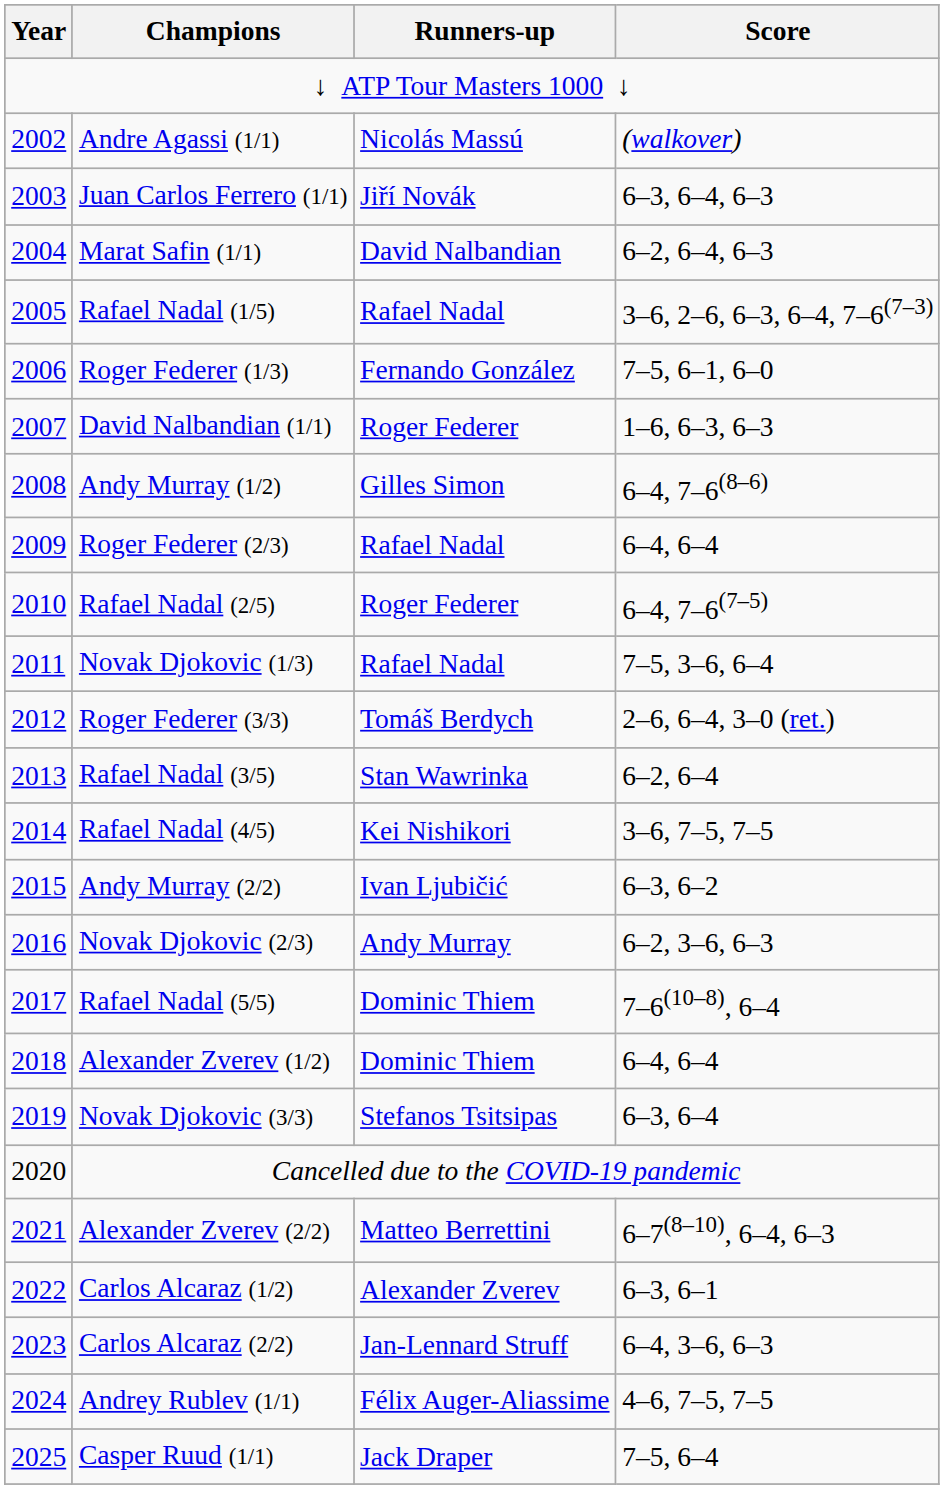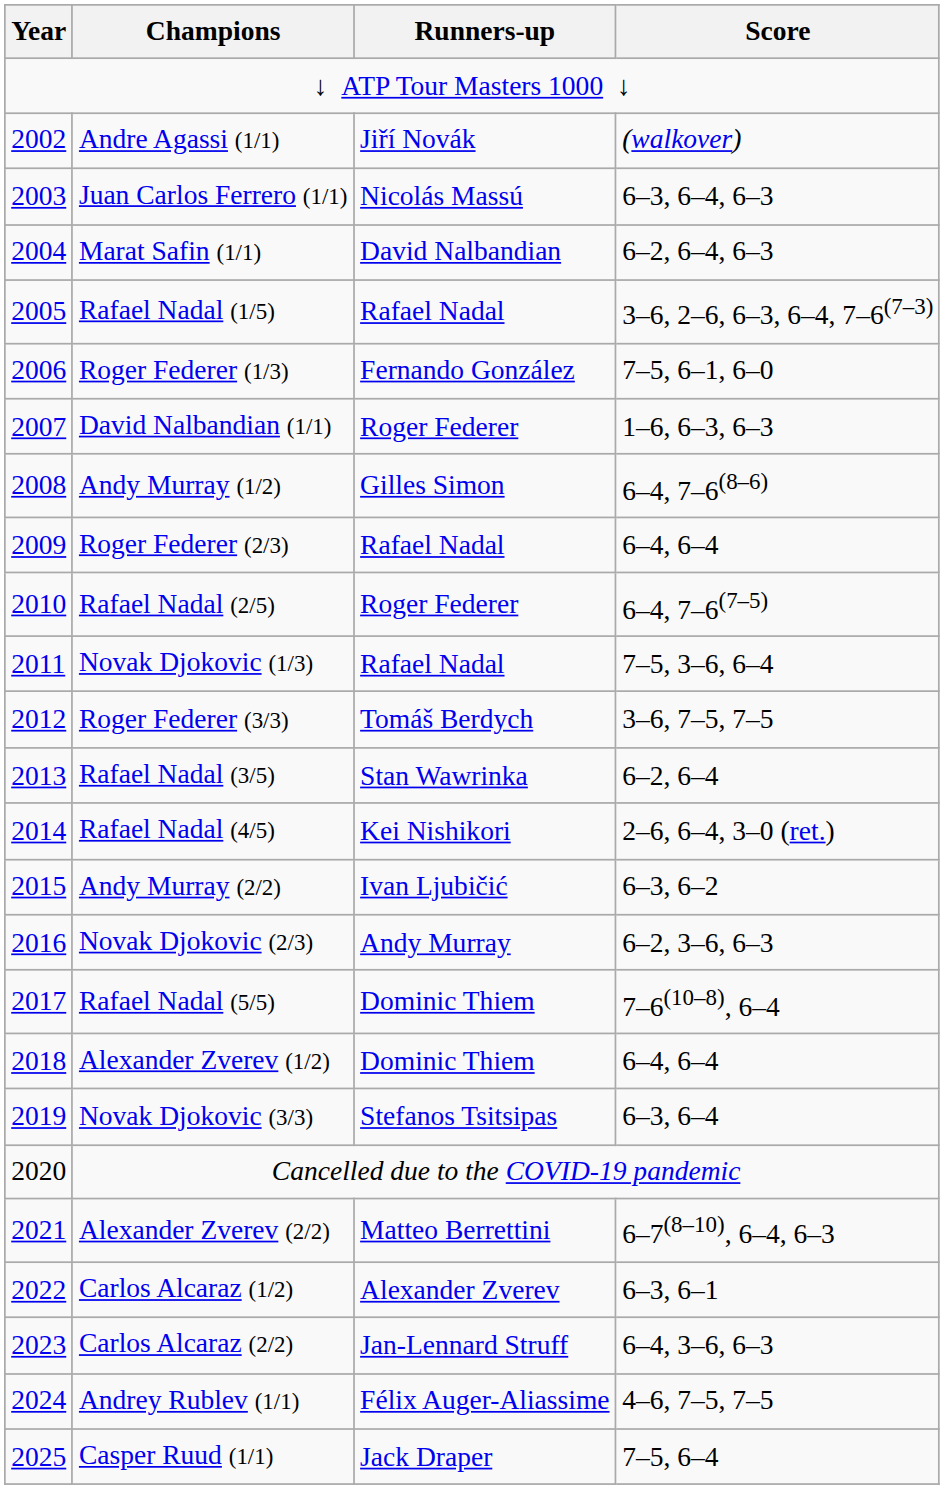(442, 140) Nicolás Massú -> (418, 140) Jiří Novák
(418, 195) Jiří Novák -> (442, 195) Nicolás Massú
(728, 719) 2–6, 6–4, 3–0 (ret.) -> (698, 719) 3–6, 7–5, 7–5
(698, 830) 3–6, 7–5, 7–5 -> (728, 830) 2–6, 6–4, 3–0 (ret.)
